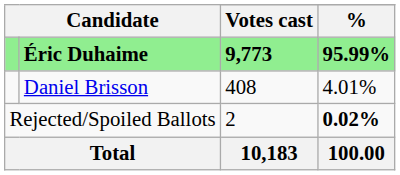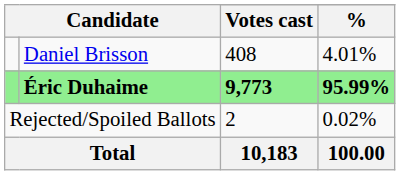rows swapped: (86, 53) <-> (86, 86)
(351, 119) bold -> (349, 119) normal
